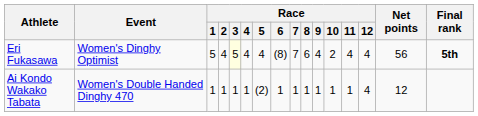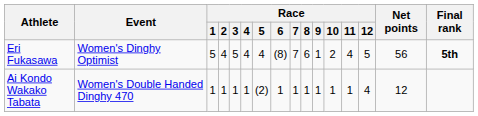(235, 55) lightyellow background -> (235, 55) no background
(318, 55) 4 -> (318, 55) 1
(367, 55) 4 -> (367, 55) 5
